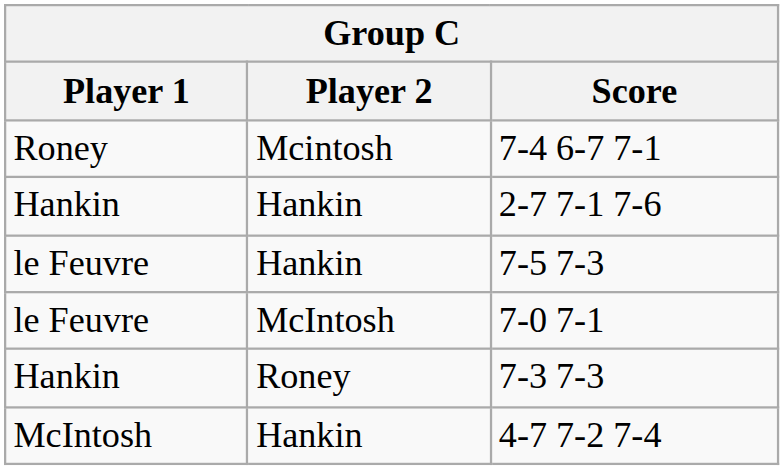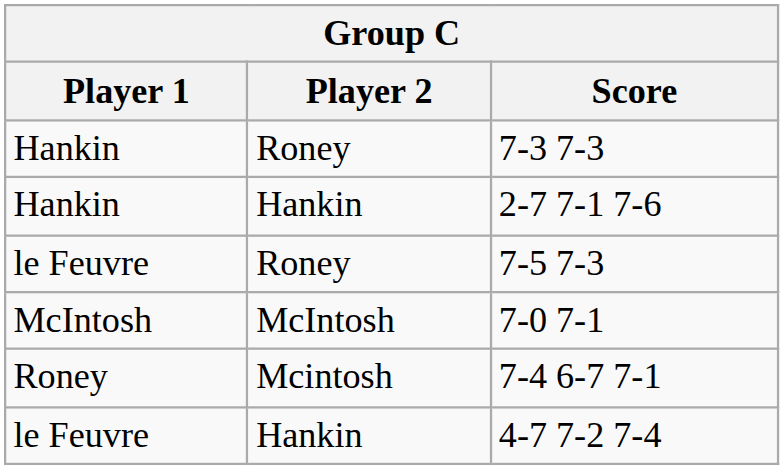rows swapped: (580, 147) <-> (552, 377)
(309, 262) Hankin -> (303, 262) Roney
(81, 319) le Feuvre -> (83, 319) McIntosh
(83, 434) McIntosh -> (81, 434) le Feuvre
